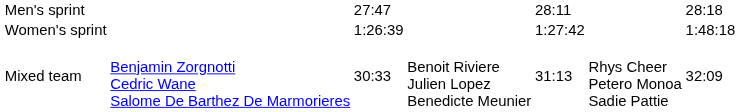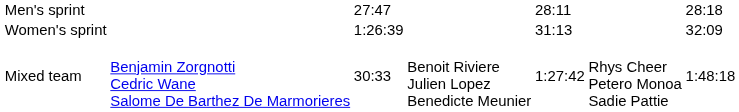(560, 30) 1:27:42 -> (554, 30) 31:13
(710, 30) 1:48:18 -> (704, 30) 32:09
(554, 76) 31:13 -> (560, 76) 1:27:42
(704, 76) 32:09 -> (710, 76) 1:48:18
